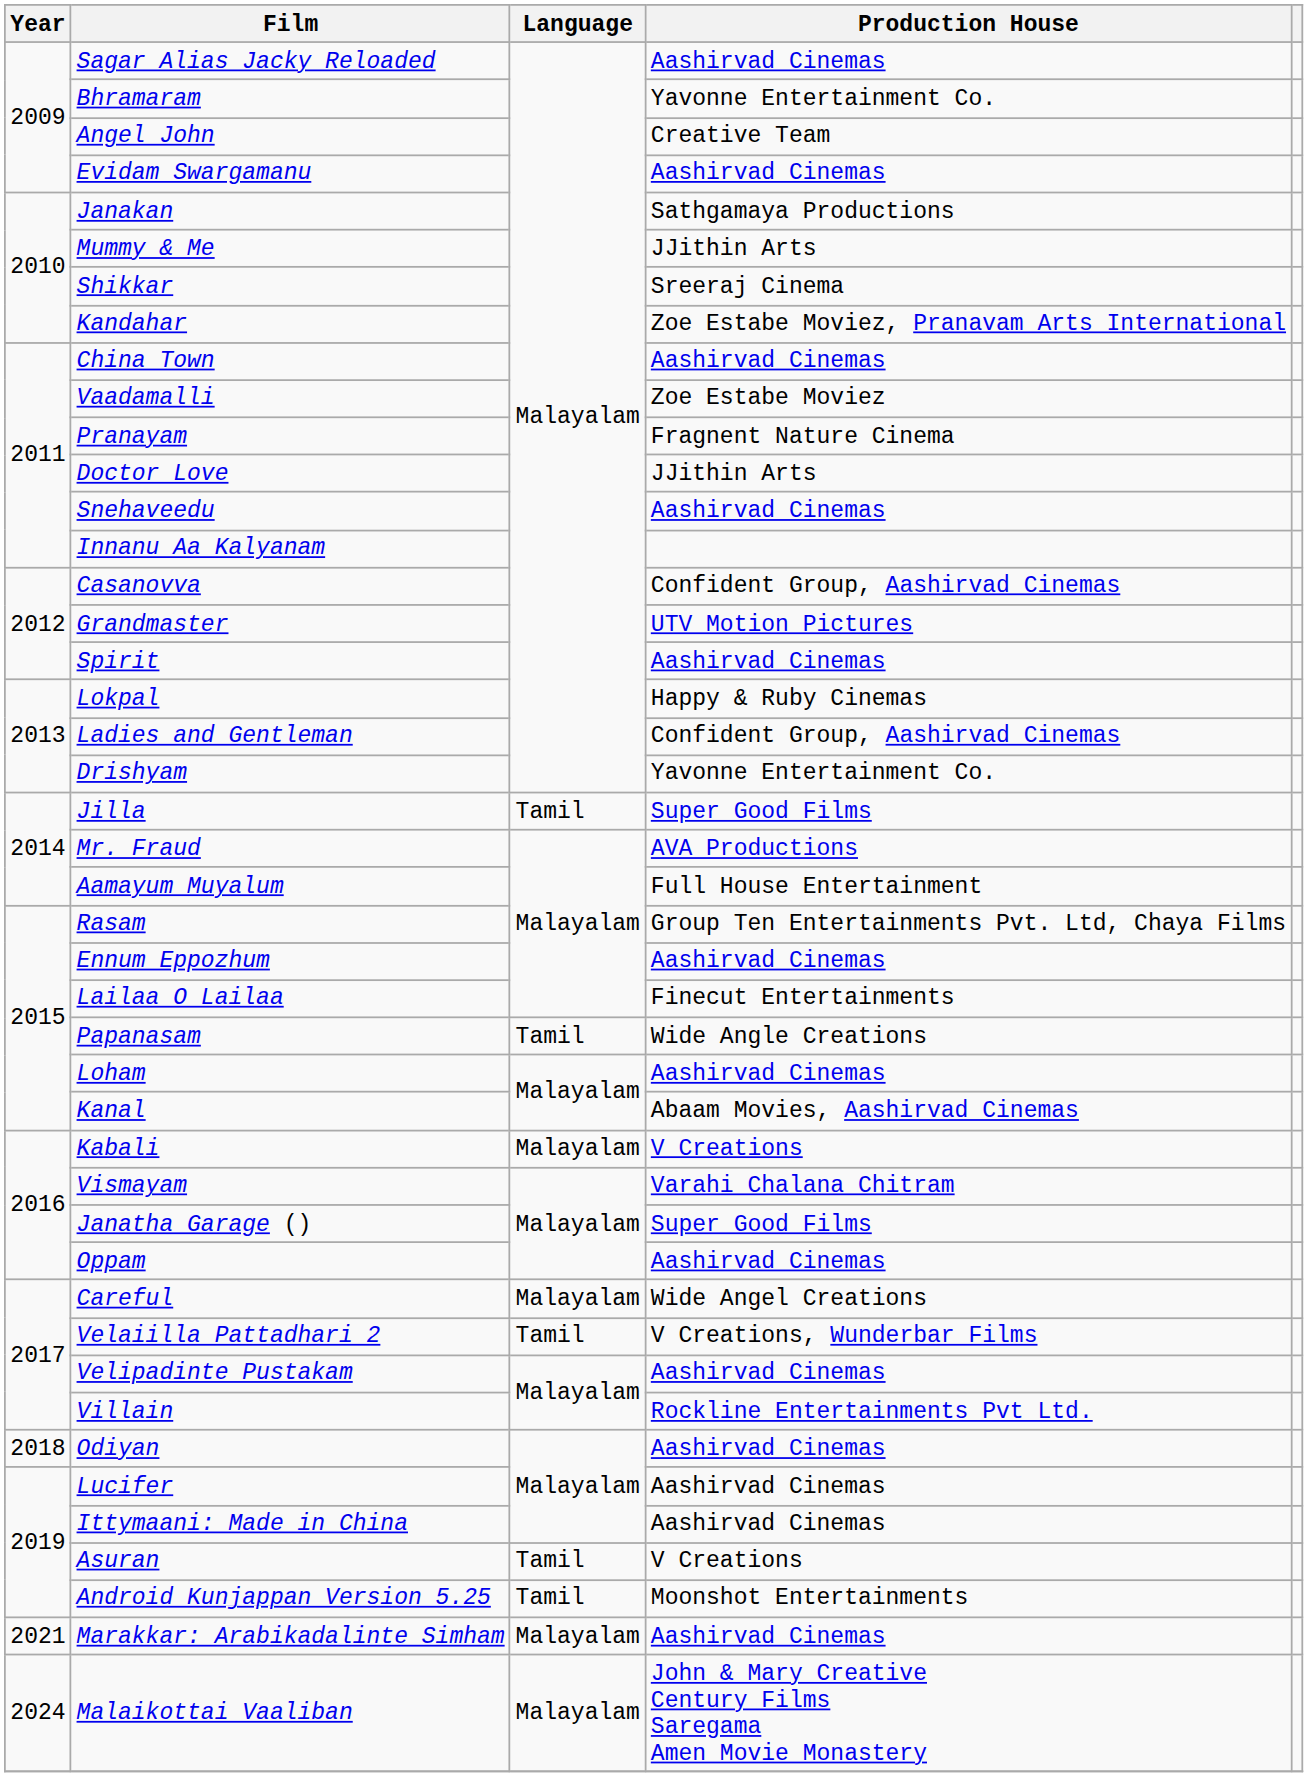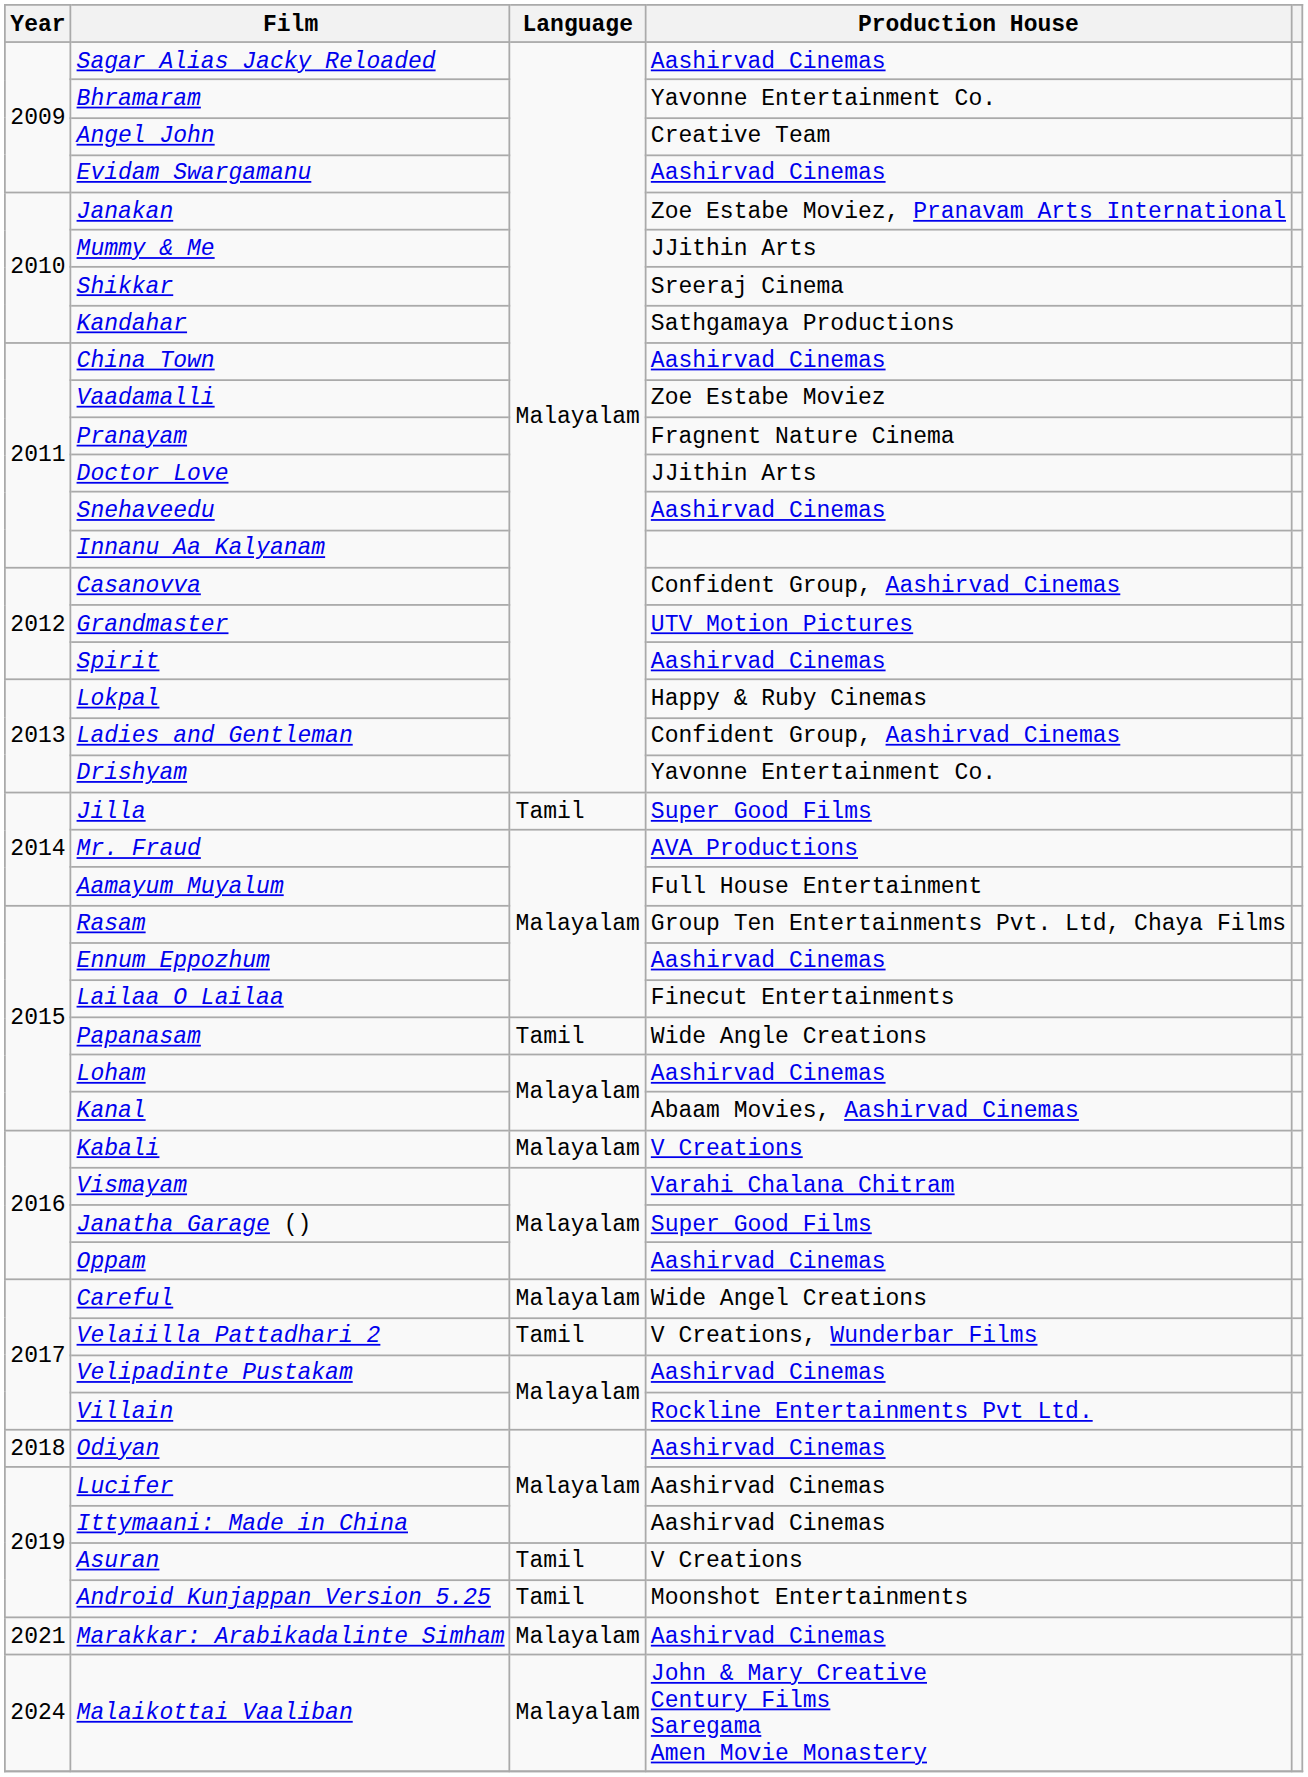(803, 211) Sathgamaya Productions -> (968, 211) Zoe Estabe Moviez, Pranavam Arts International
(968, 324) Zoe Estabe Moviez, Pranavam Arts International -> (803, 324) Sathgamaya Productions
